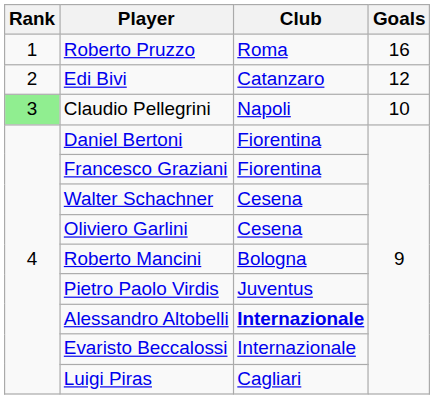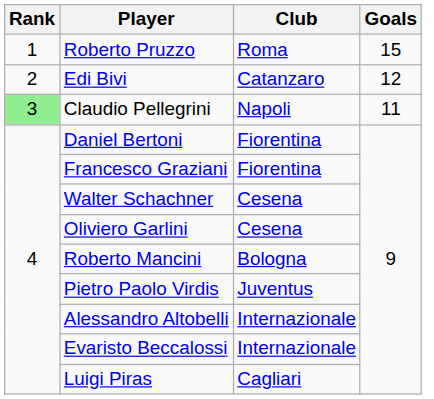(399, 49) 16 -> (391, 49) 15
(399, 109) 10 -> (391, 109) 11
(301, 318) bold -> (297, 318) normal
